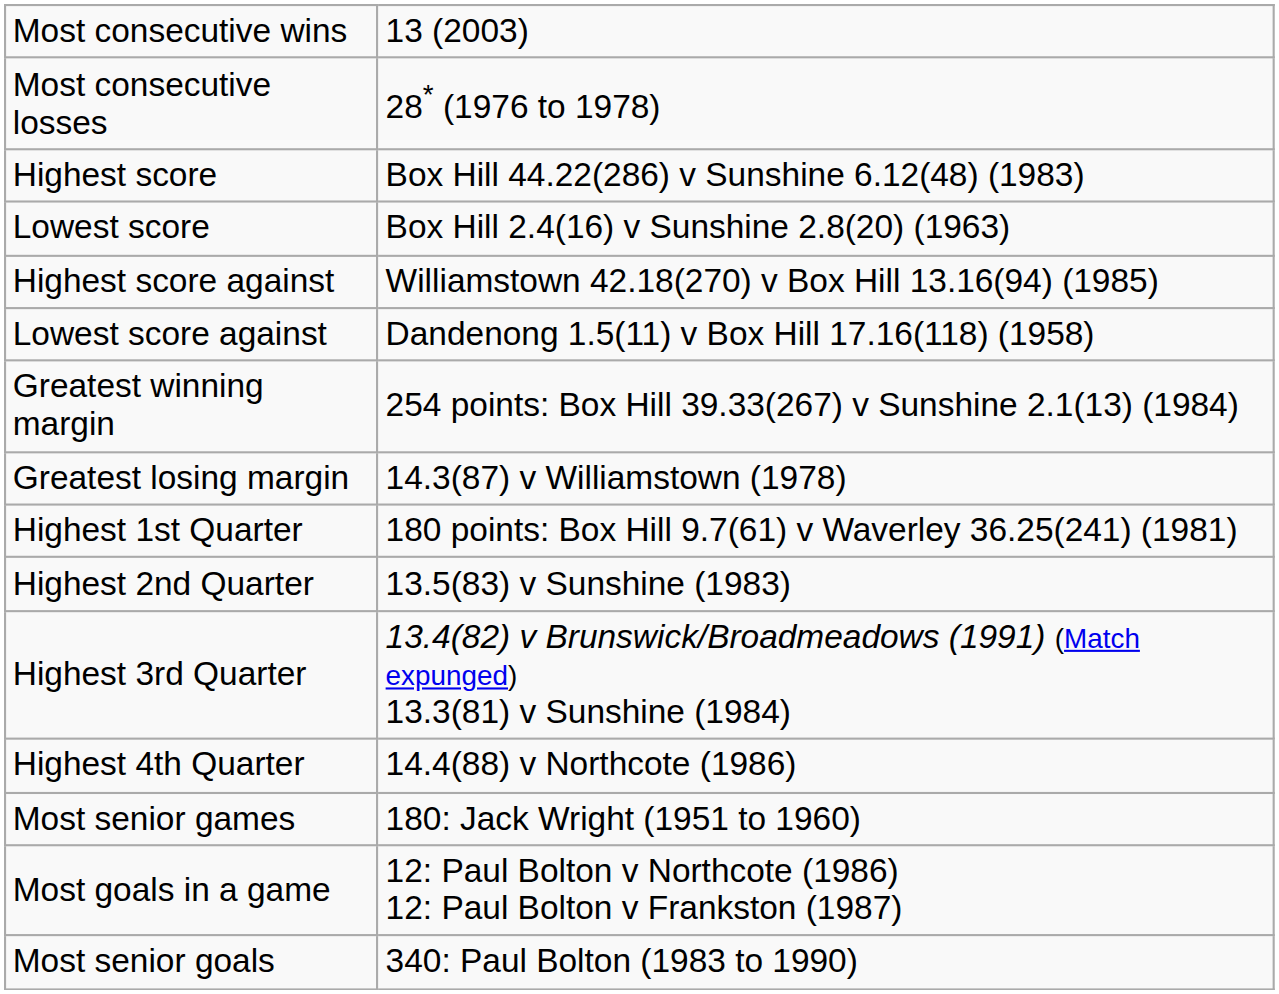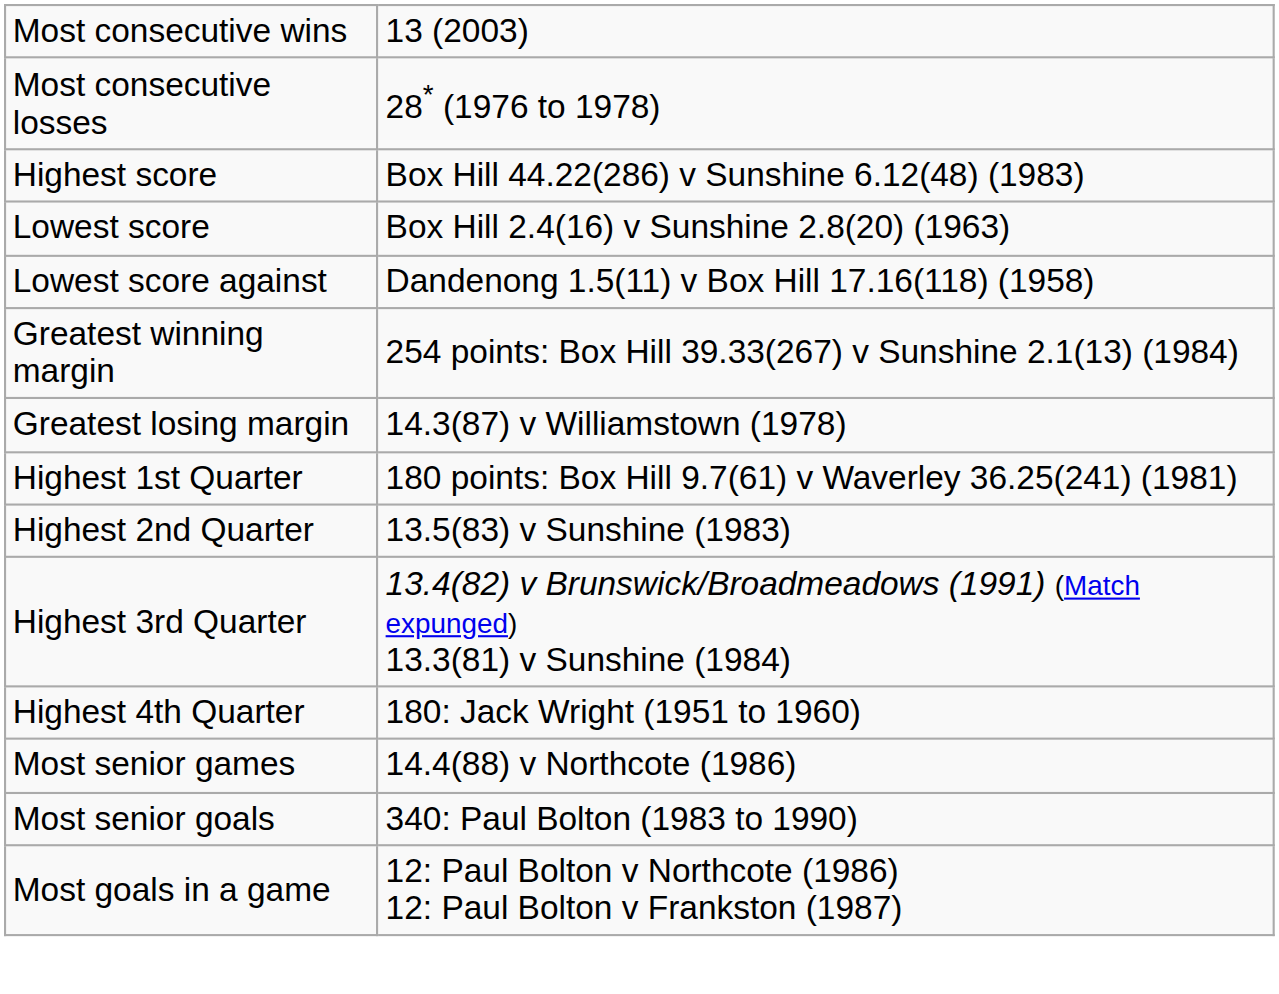- row: (174, 280)
(591, 764) 14.4(88) v Northcote (1986) -> (623, 711) 180: Jack Wright (1951 to 1960)
(623, 817) 180: Jack Wright (1951 to 1960) -> (591, 764) 14.4(88) v Northcote (1986)
rows swapped: (144, 961) <-> (172, 889)
